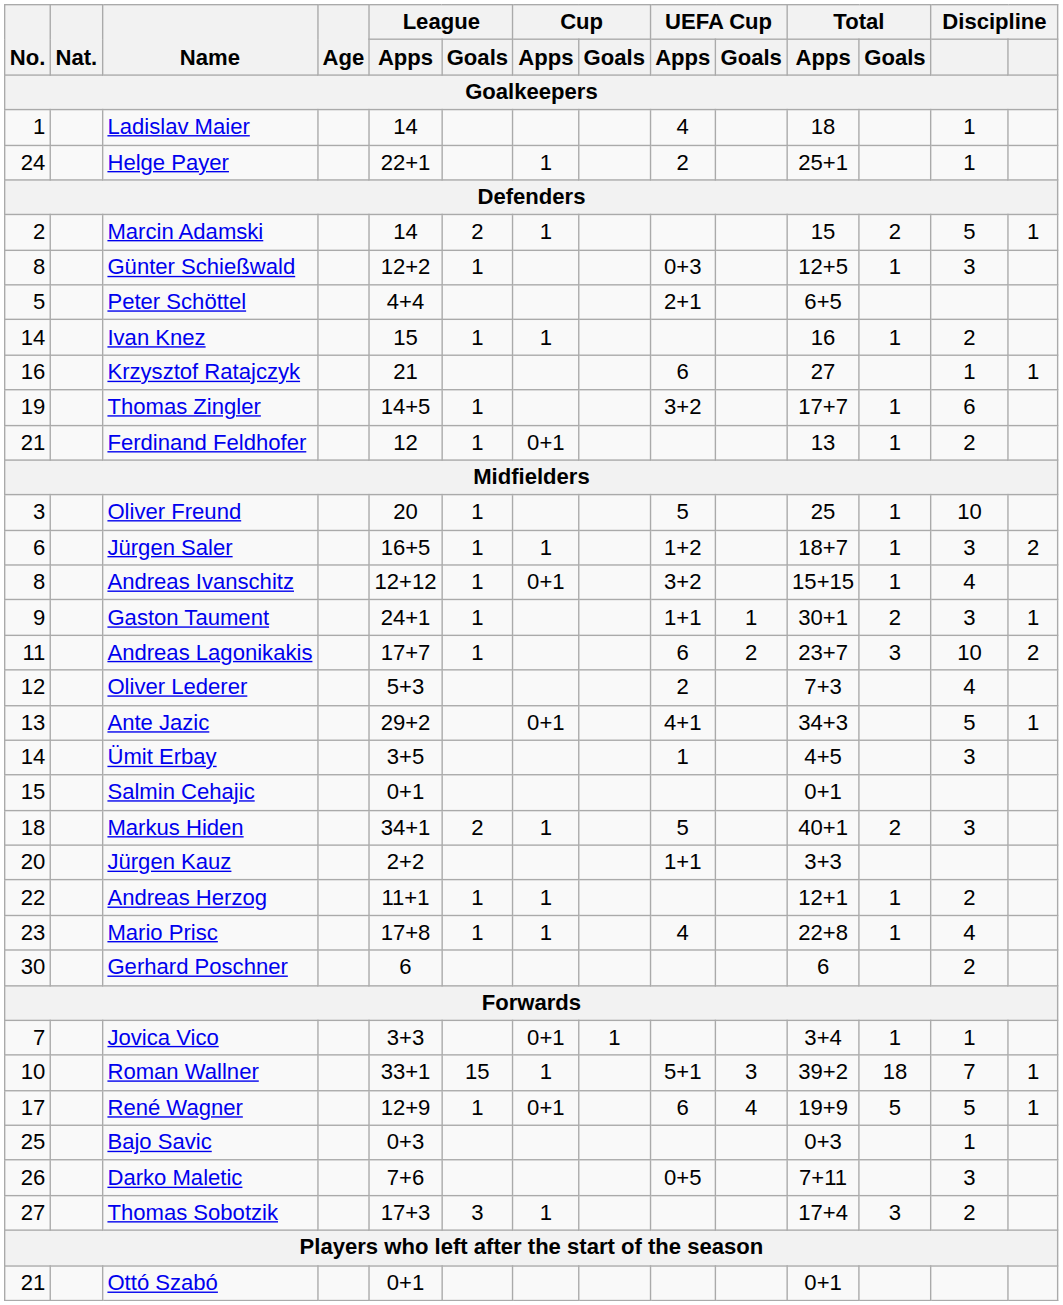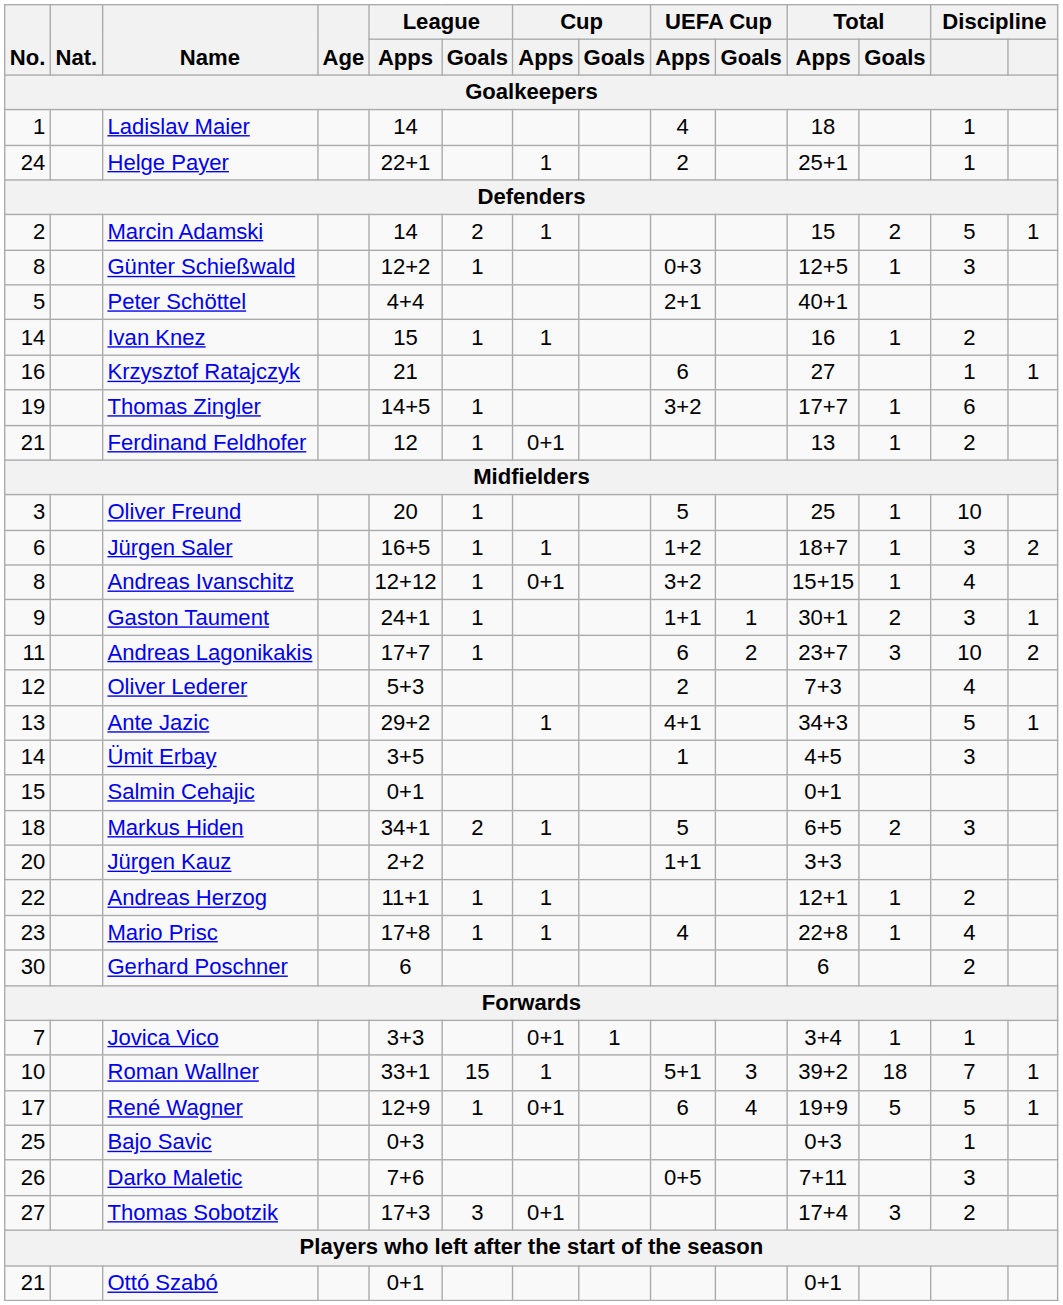(823, 302) 6+5 -> (823, 302) 40+1
(546, 722) 0+1 -> (546, 722) 1
(823, 827) 40+1 -> (823, 827) 6+5
(546, 1212) 1 -> (546, 1212) 0+1
